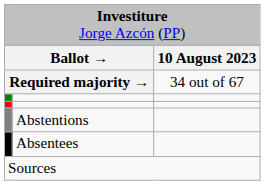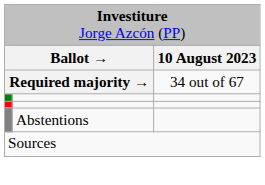- row: (8, 144)
